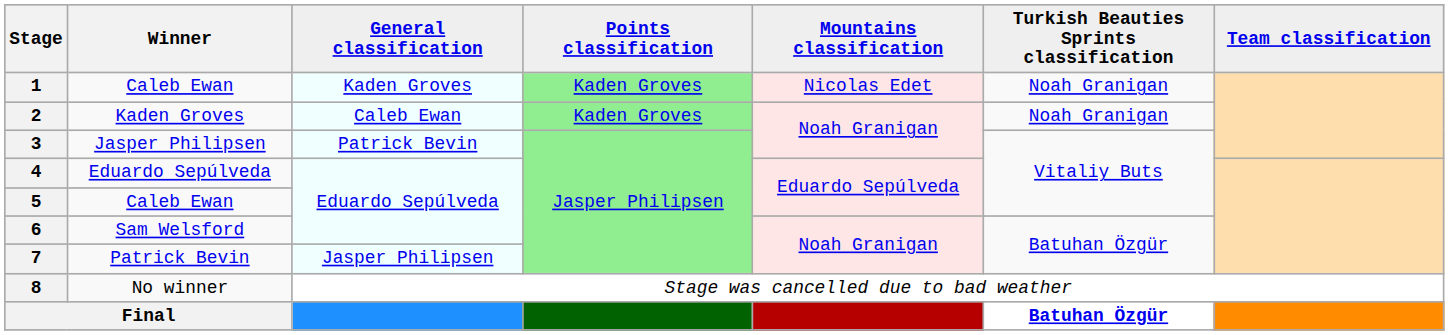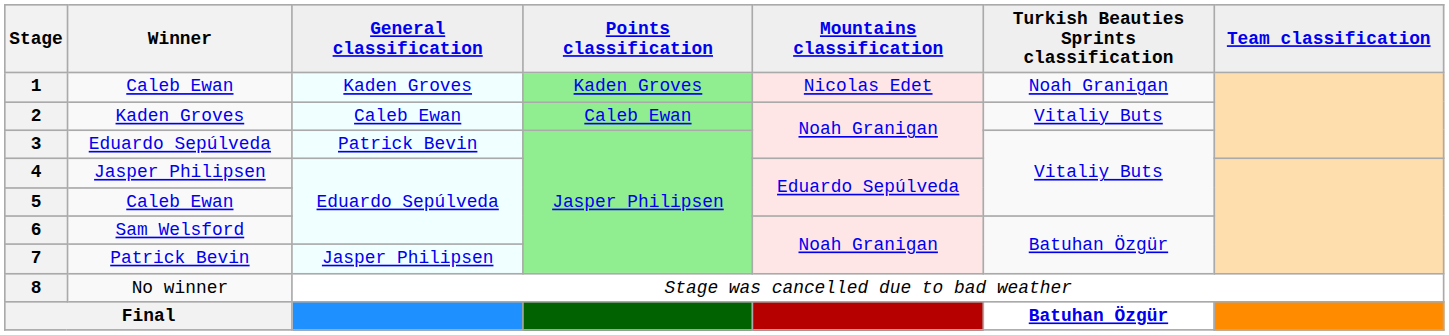(638, 116) Kaden Groves -> (638, 116) Caleb Ewan
(1098, 116) Noah Granigan -> (1098, 116) Vitaliy Buts
(180, 144) Jasper Philipsen -> (180, 144) Eduardo Sepúlveda
(180, 173) Eduardo Sepúlveda -> (180, 173) Jasper Philipsen
